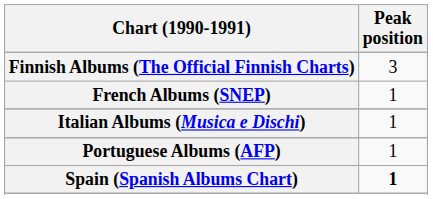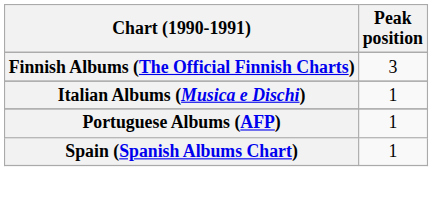- row: (182, 94)
(393, 179) bold -> (393, 151) normal
